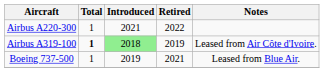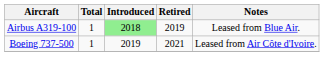- row: (42, 28)
(92, 43) bold -> (92, 28) normal
(256, 43) Leased from Air Côte d'Ivoire. -> (256, 28) Leased from Blue Air.
(256, 59) Leased from Blue Air. -> (256, 43) Leased from Air Côte d'Ivoire.
